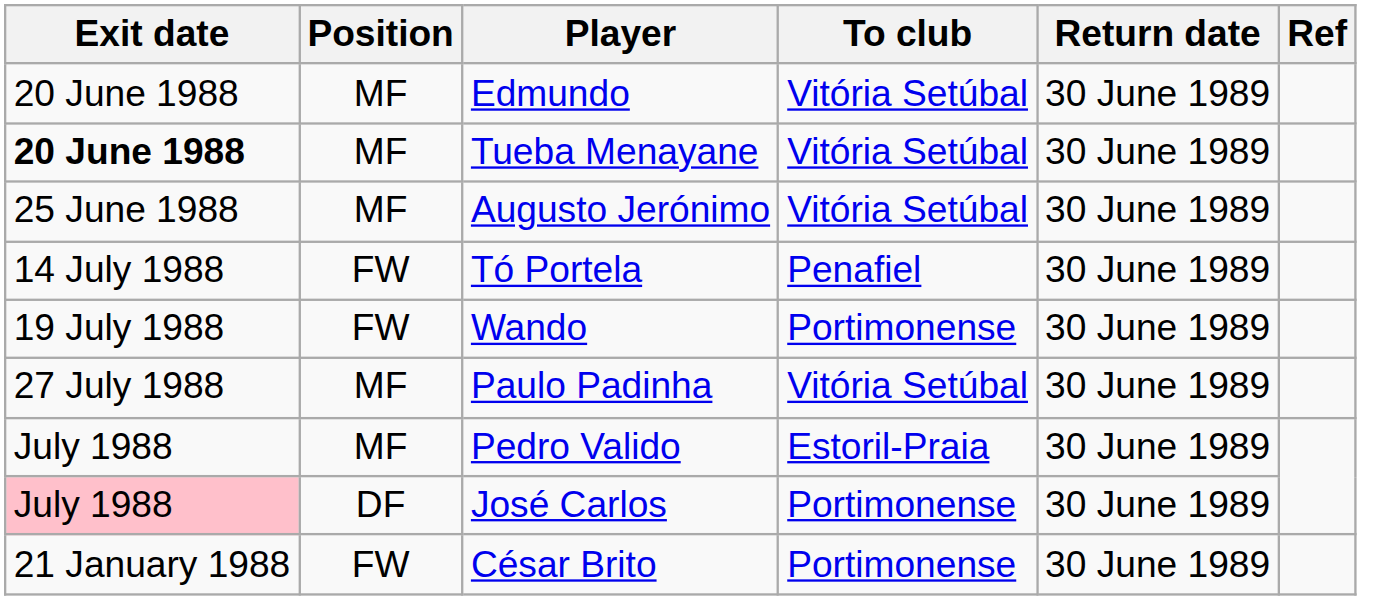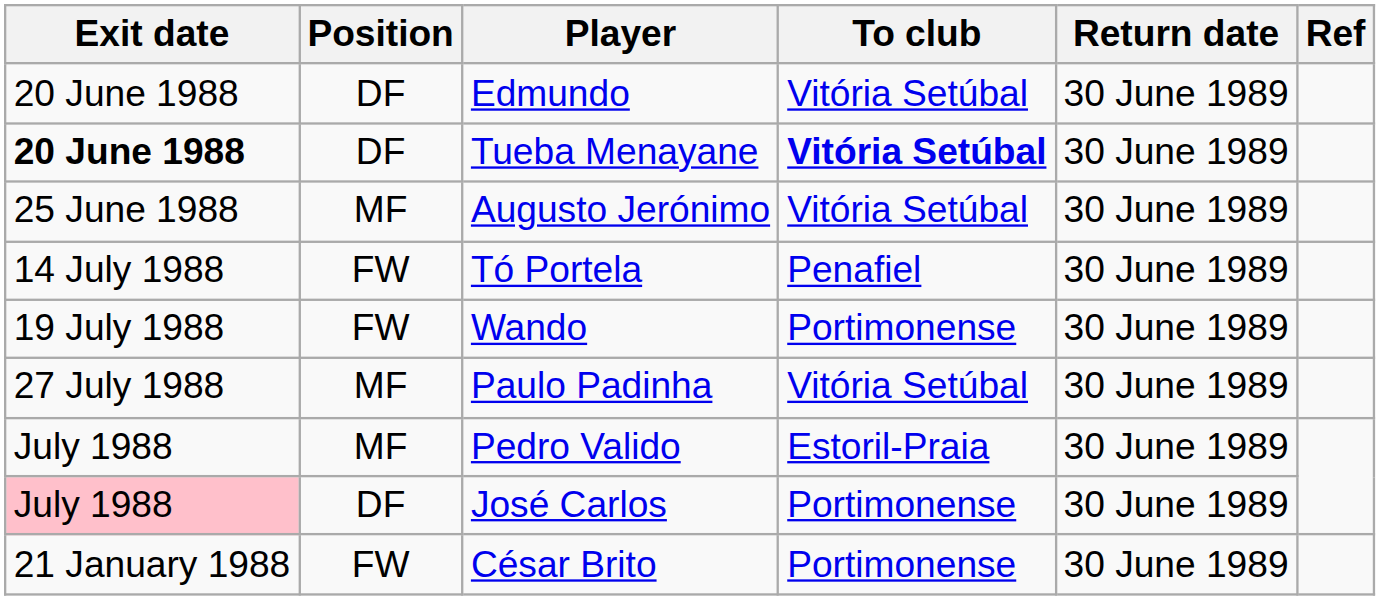(381, 92) MF -> (381, 92) DF
(381, 151) MF -> (381, 151) DF
(908, 151) normal -> (917, 151) bold
